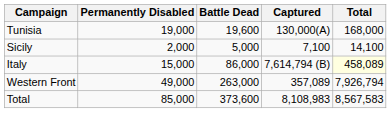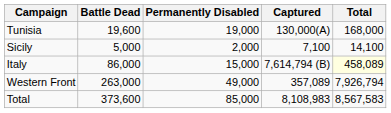columns swapped: (229, 13) <-> (137, 13)
